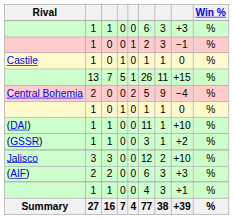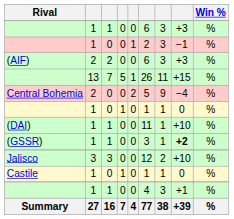rows swapped: (22, 61) <-> (18, 174)
(182, 142) normal -> (182, 142) bold
